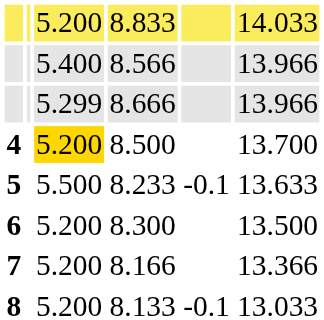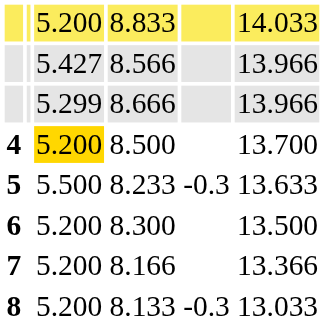(69, 63) 5.400 -> (69, 63) 5.427
(206, 184) -0.1 -> (206, 184) -0.3
(206, 306) -0.1 -> (206, 306) -0.3
